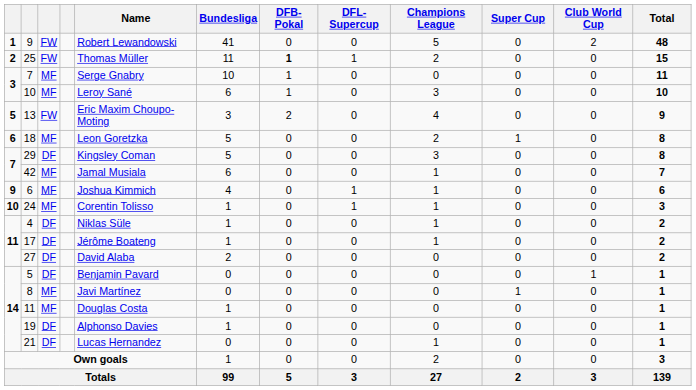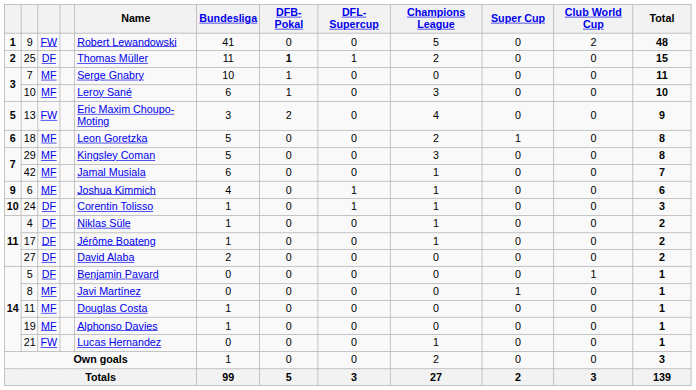(49, 59) FW -> (49, 59) DF
(49, 156) DF -> (49, 156) MF
(49, 207) MF -> (49, 207) DF
(49, 326) DF -> (49, 326) MF
(49, 343) DF -> (49, 343) FW
